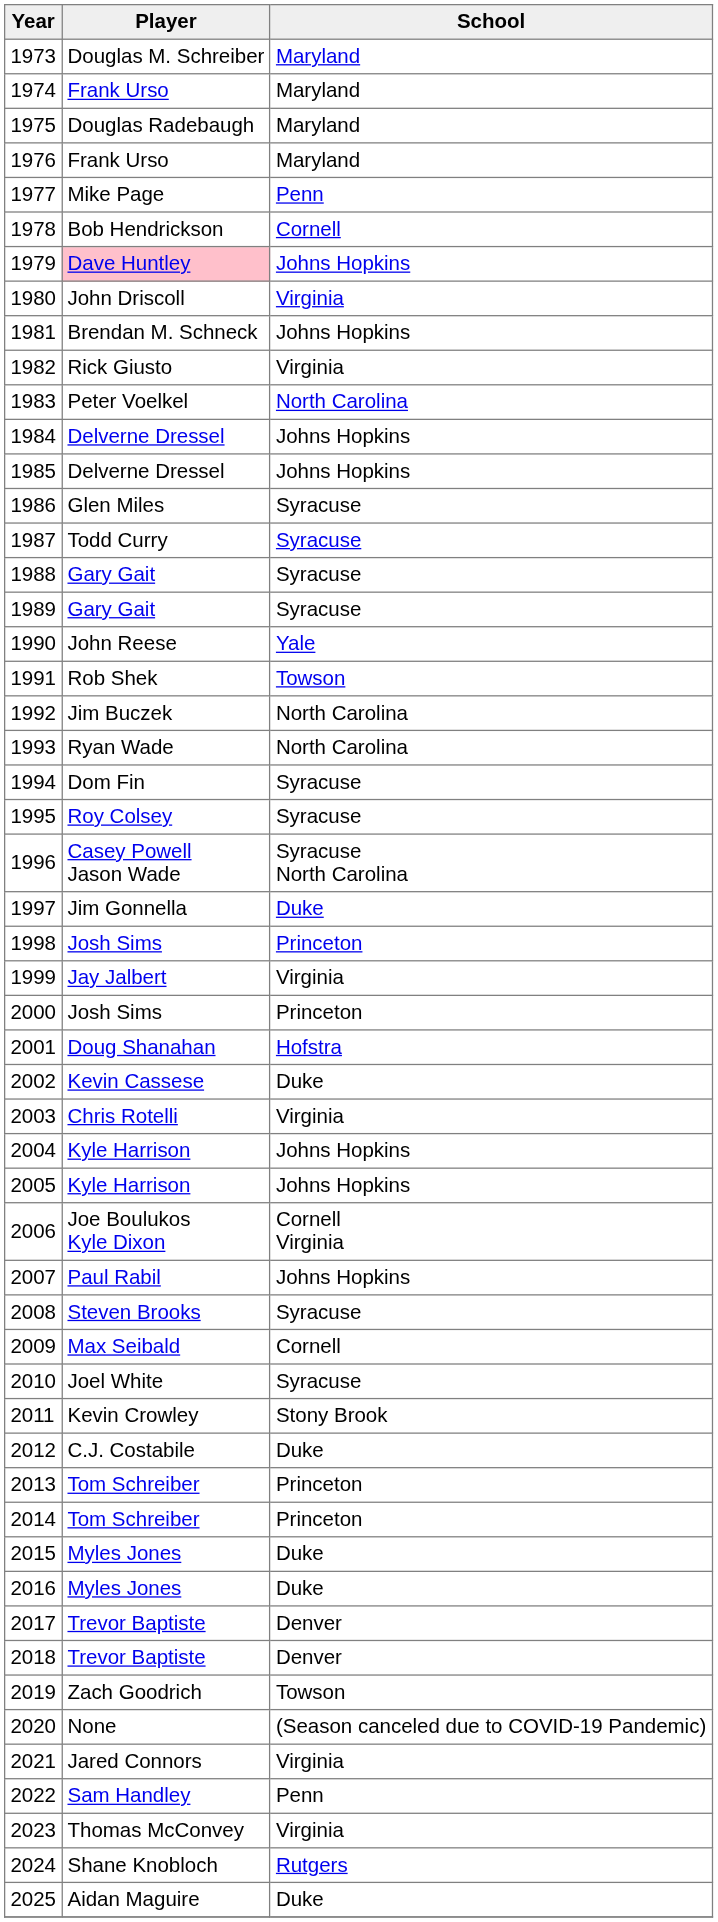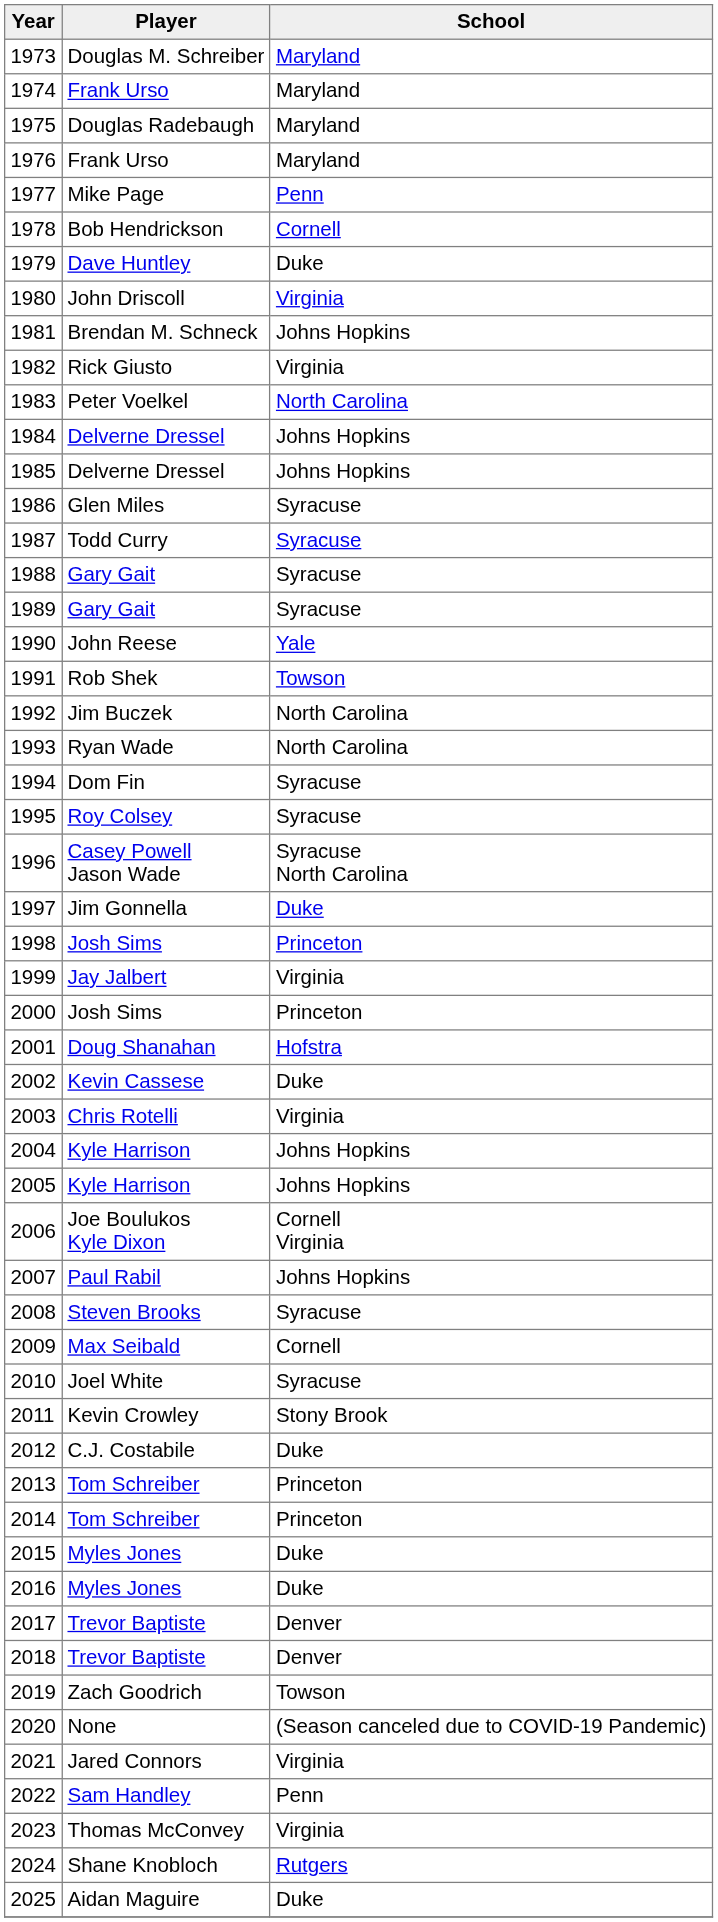(129, 263) pink background -> (129, 263) no background
(343, 263) Johns Hopkins -> (300, 263) Duke
